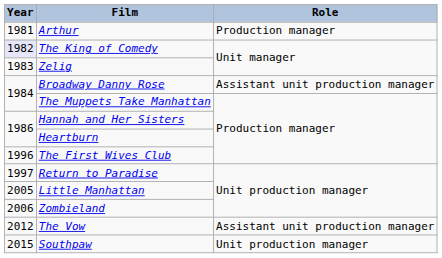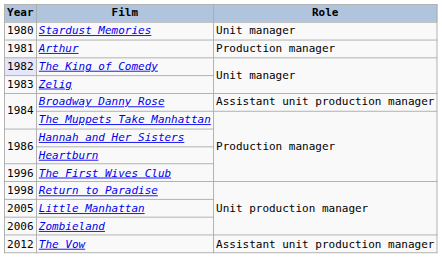+ row: (95, 31)
(20, 173) 1997 -> (20, 191) 1998
- row: (65, 244)
